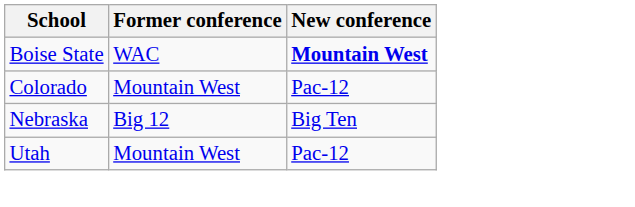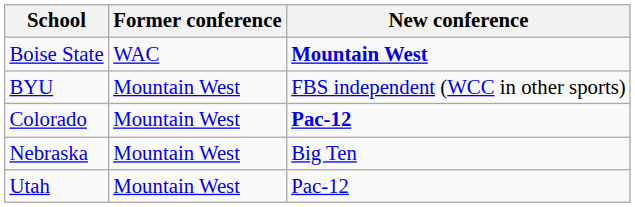+ row: (31, 86)
(320, 86) normal -> (321, 119) bold
(141, 119) Big 12 -> (177, 152) Mountain West
